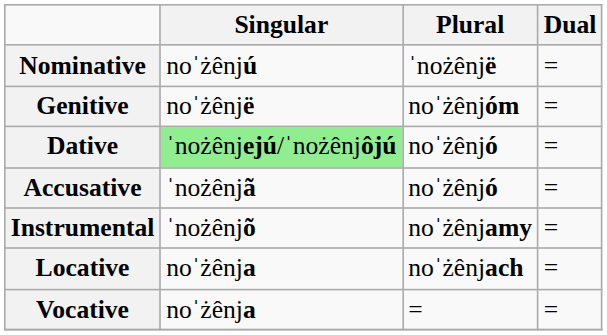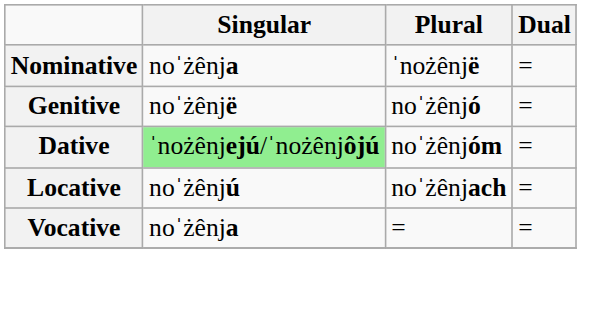(212, 65) noˈżênjú -> (194, 65) noˈżênja
(464, 106) noˈżênjóm -> (436, 106) noˈżênjó
(453, 146) noˈżênjó -> (447, 146) noˈżênjóm
- row: (83, 187)
- row: (83, 227)
(211, 268) noˈżênja -> (195, 187) noˈżênjú
